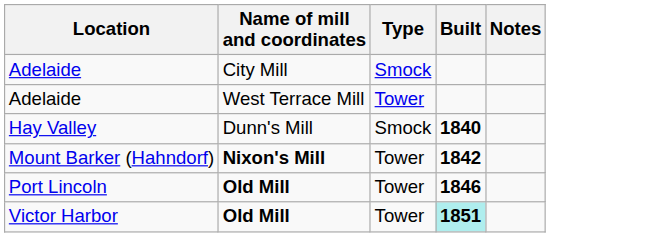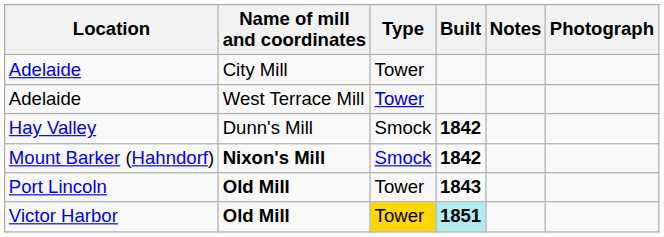+ column: (602, 29)
(403, 69) Smock -> (399, 69) Tower
(461, 128) 1840 -> (461, 128) 1842
(399, 157) Tower -> (403, 157) Smock
(461, 187) 1846 -> (461, 187) 1843
(399, 216) no background -> (399, 216) gold background
